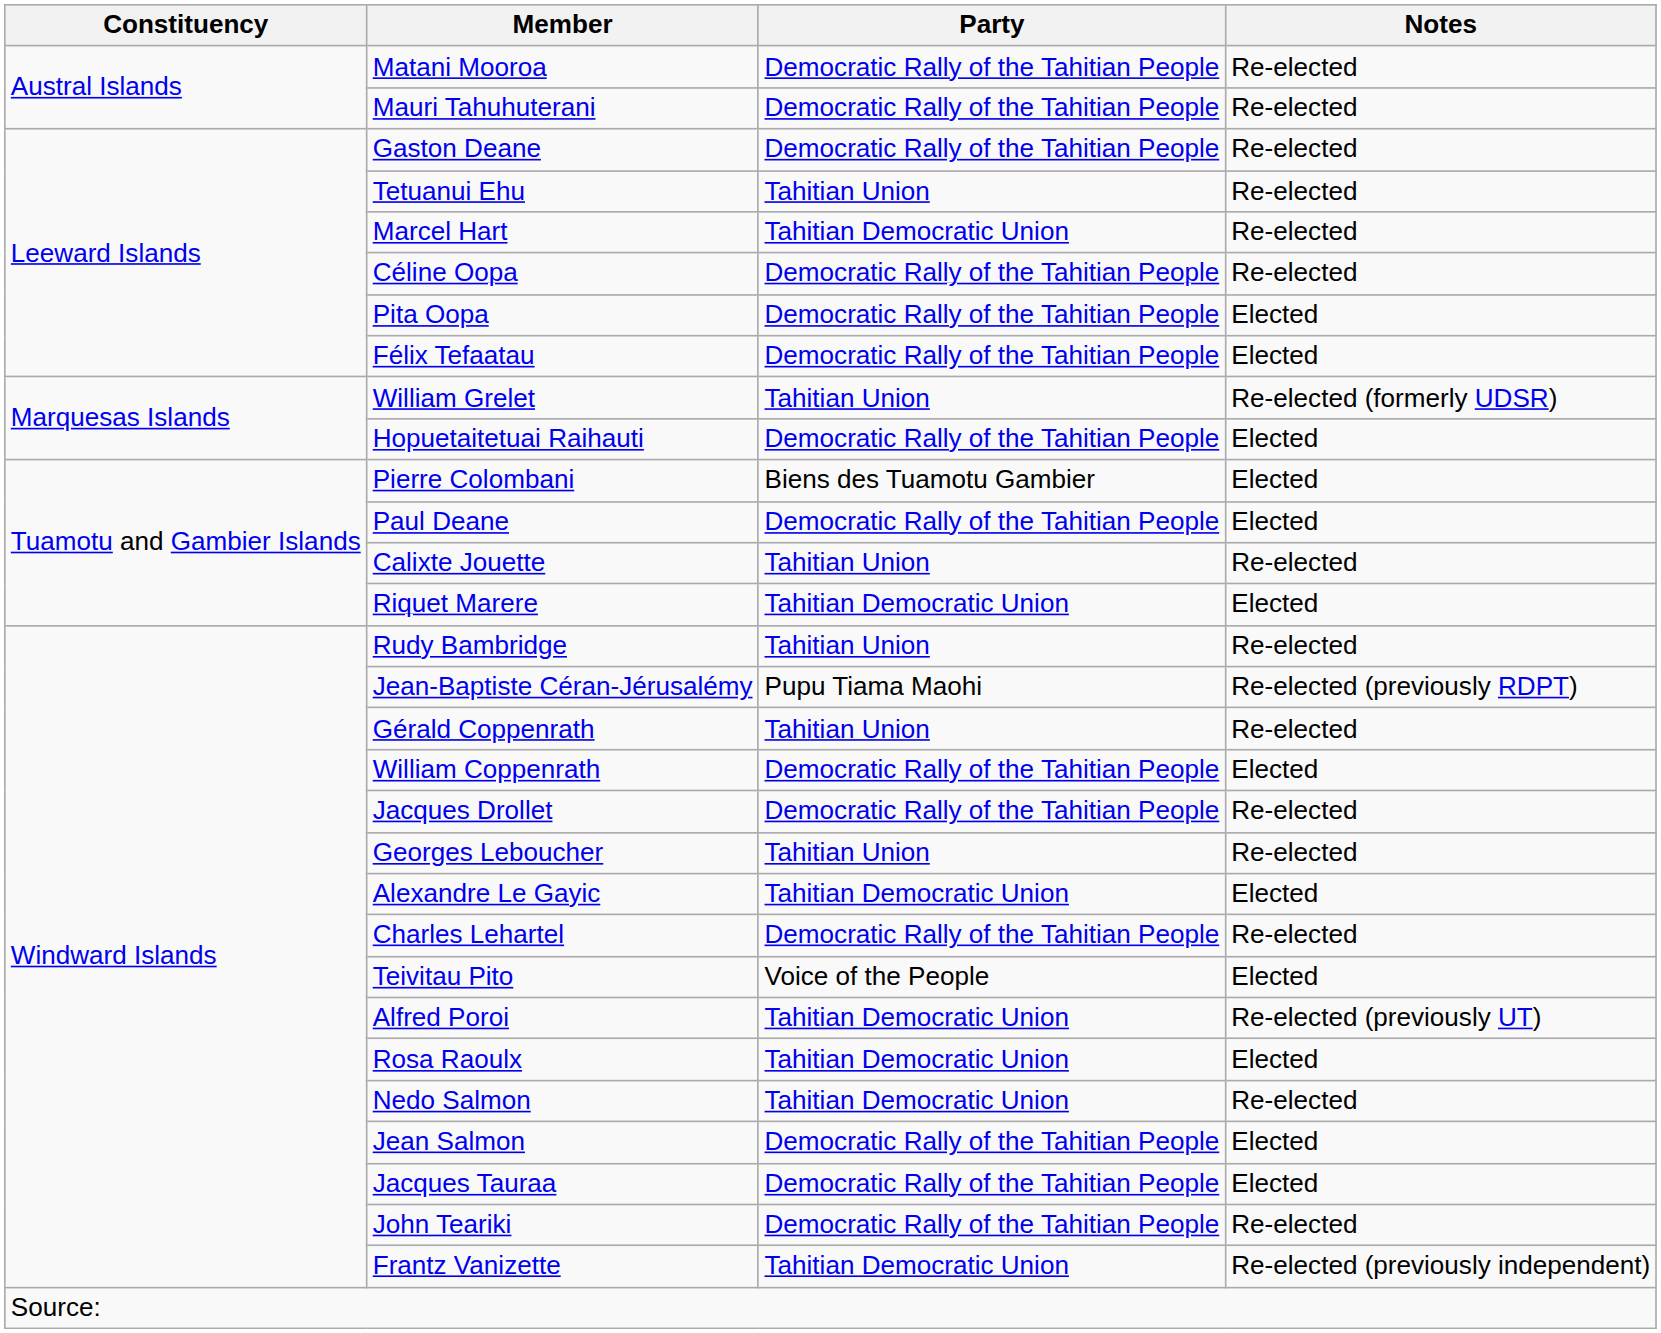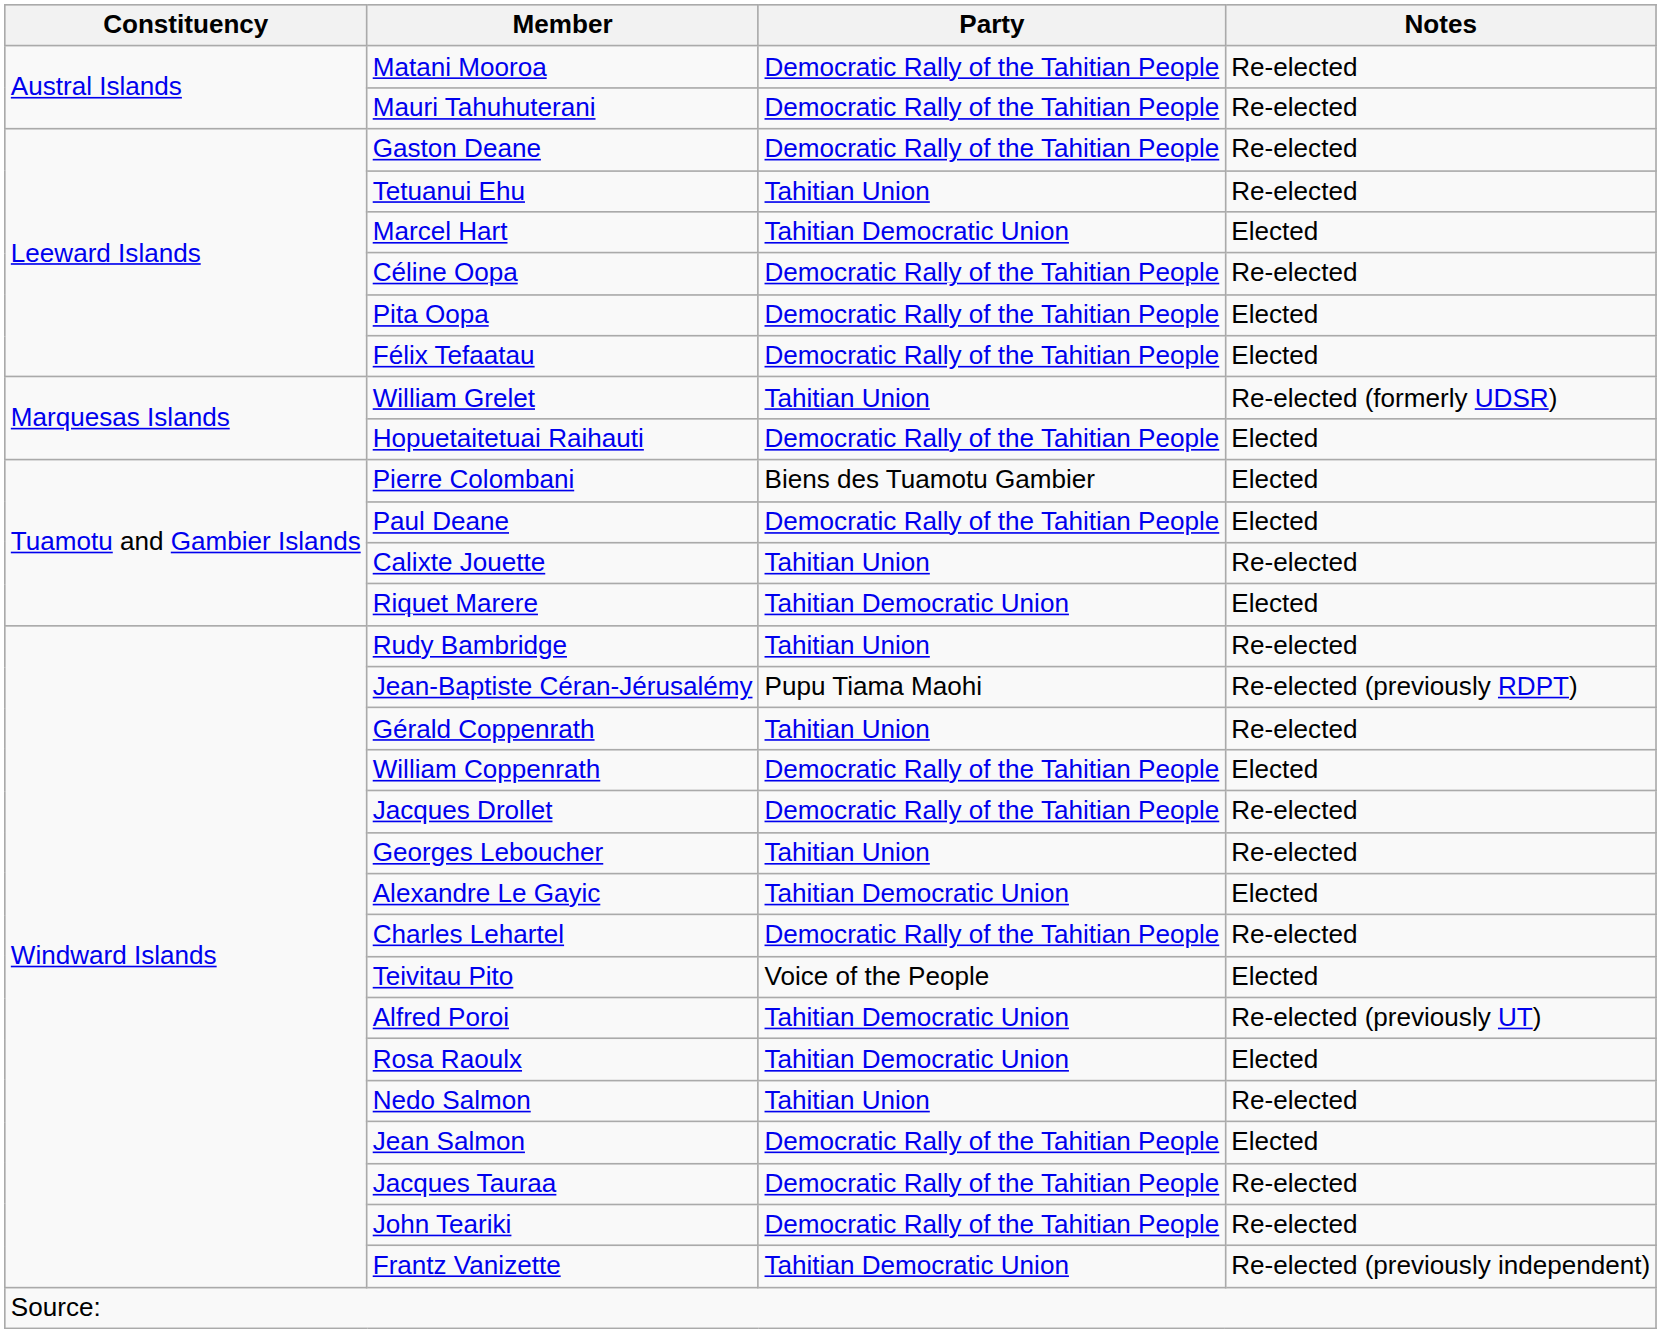(1294, 231) Re-elected -> (1275, 231) Elected
(917, 1100) Tahitian Democratic Union -> (847, 1100) Tahitian Union
(1275, 1183) Elected -> (1294, 1183) Re-elected
